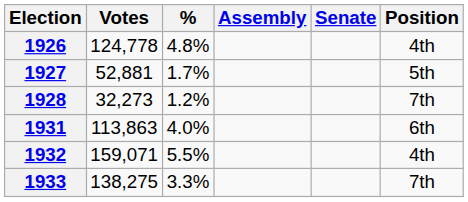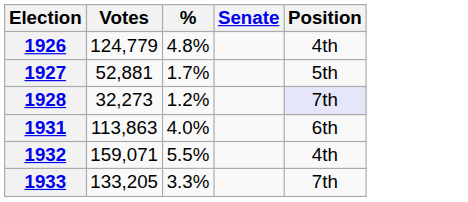- column: (262, 18)
(124, 45) 124,778 -> (124, 45) 124,779
(422, 100) no background -> (325, 100) lavender background
(124, 182) 138,275 -> (124, 182) 133,205
